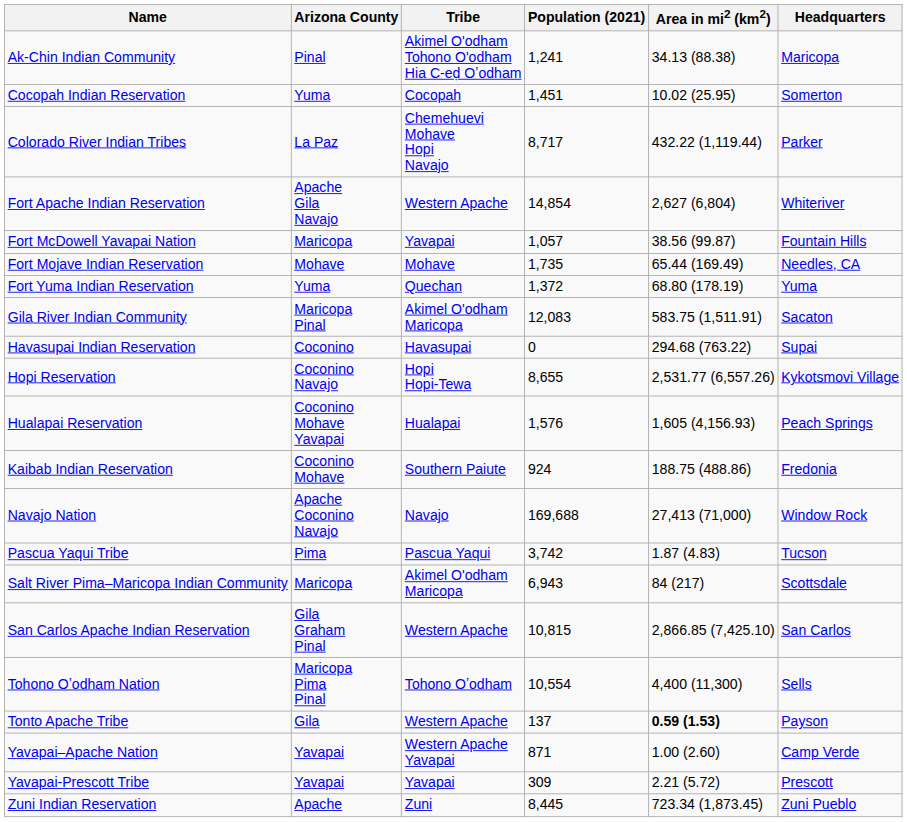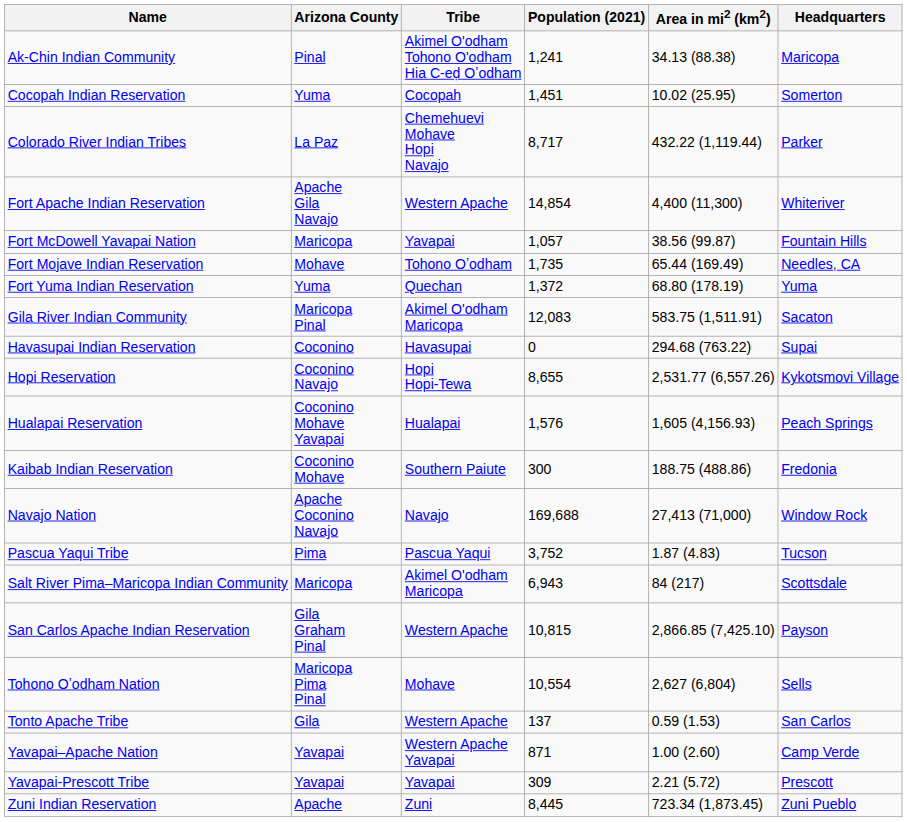(694, 203) 2,627 (6,804) -> (697, 203) 4,400 (11,300)
(430, 264) Mohave -> (458, 264) Tohono Oʼodham
(540, 469) 924 -> (540, 469) 300
(546, 553) 3,742 -> (546, 553) 3,752
(816, 630) San Carlos -> (805, 630) Payson
(458, 684) Tohono Oʼodham -> (430, 684) Mohave
(697, 684) 4,400 (11,300) -> (694, 684) 2,627 (6,804)
(686, 722) bold -> (686, 722) normal
(805, 722) Payson -> (816, 722) San Carlos
